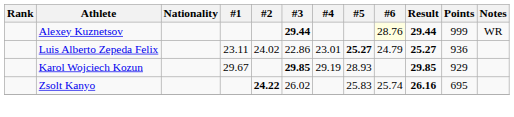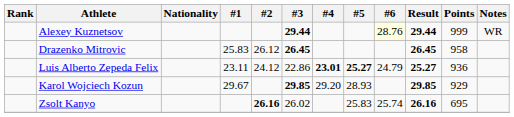+ row: (82, 49)
(267, 49) 24.02 -> (267, 67) 24.12
(328, 49) normal -> (328, 67) bold
(328, 67) 29.19 -> (328, 85) 29.20
(267, 85) 24.22 -> (267, 103) 26.16
